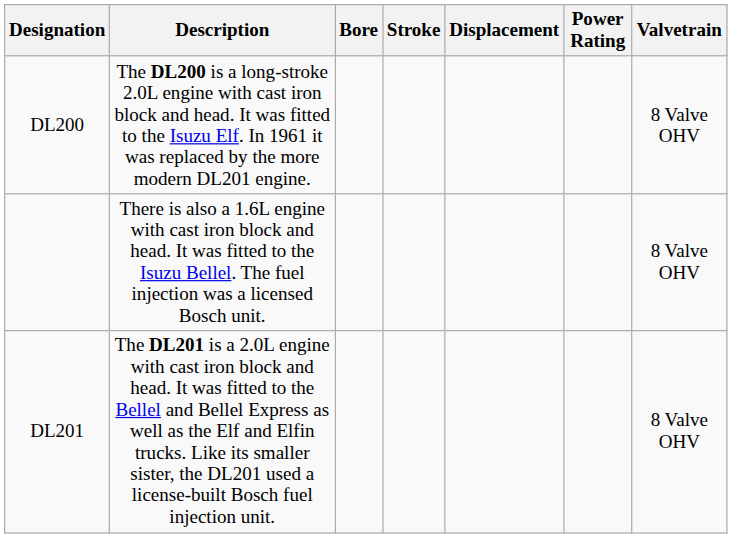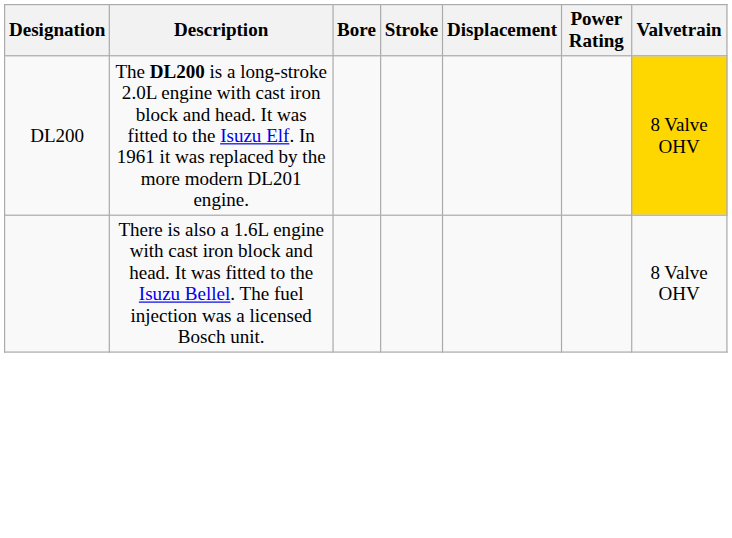(679, 124) no background -> (679, 135) gold background
- row: (57, 431)
